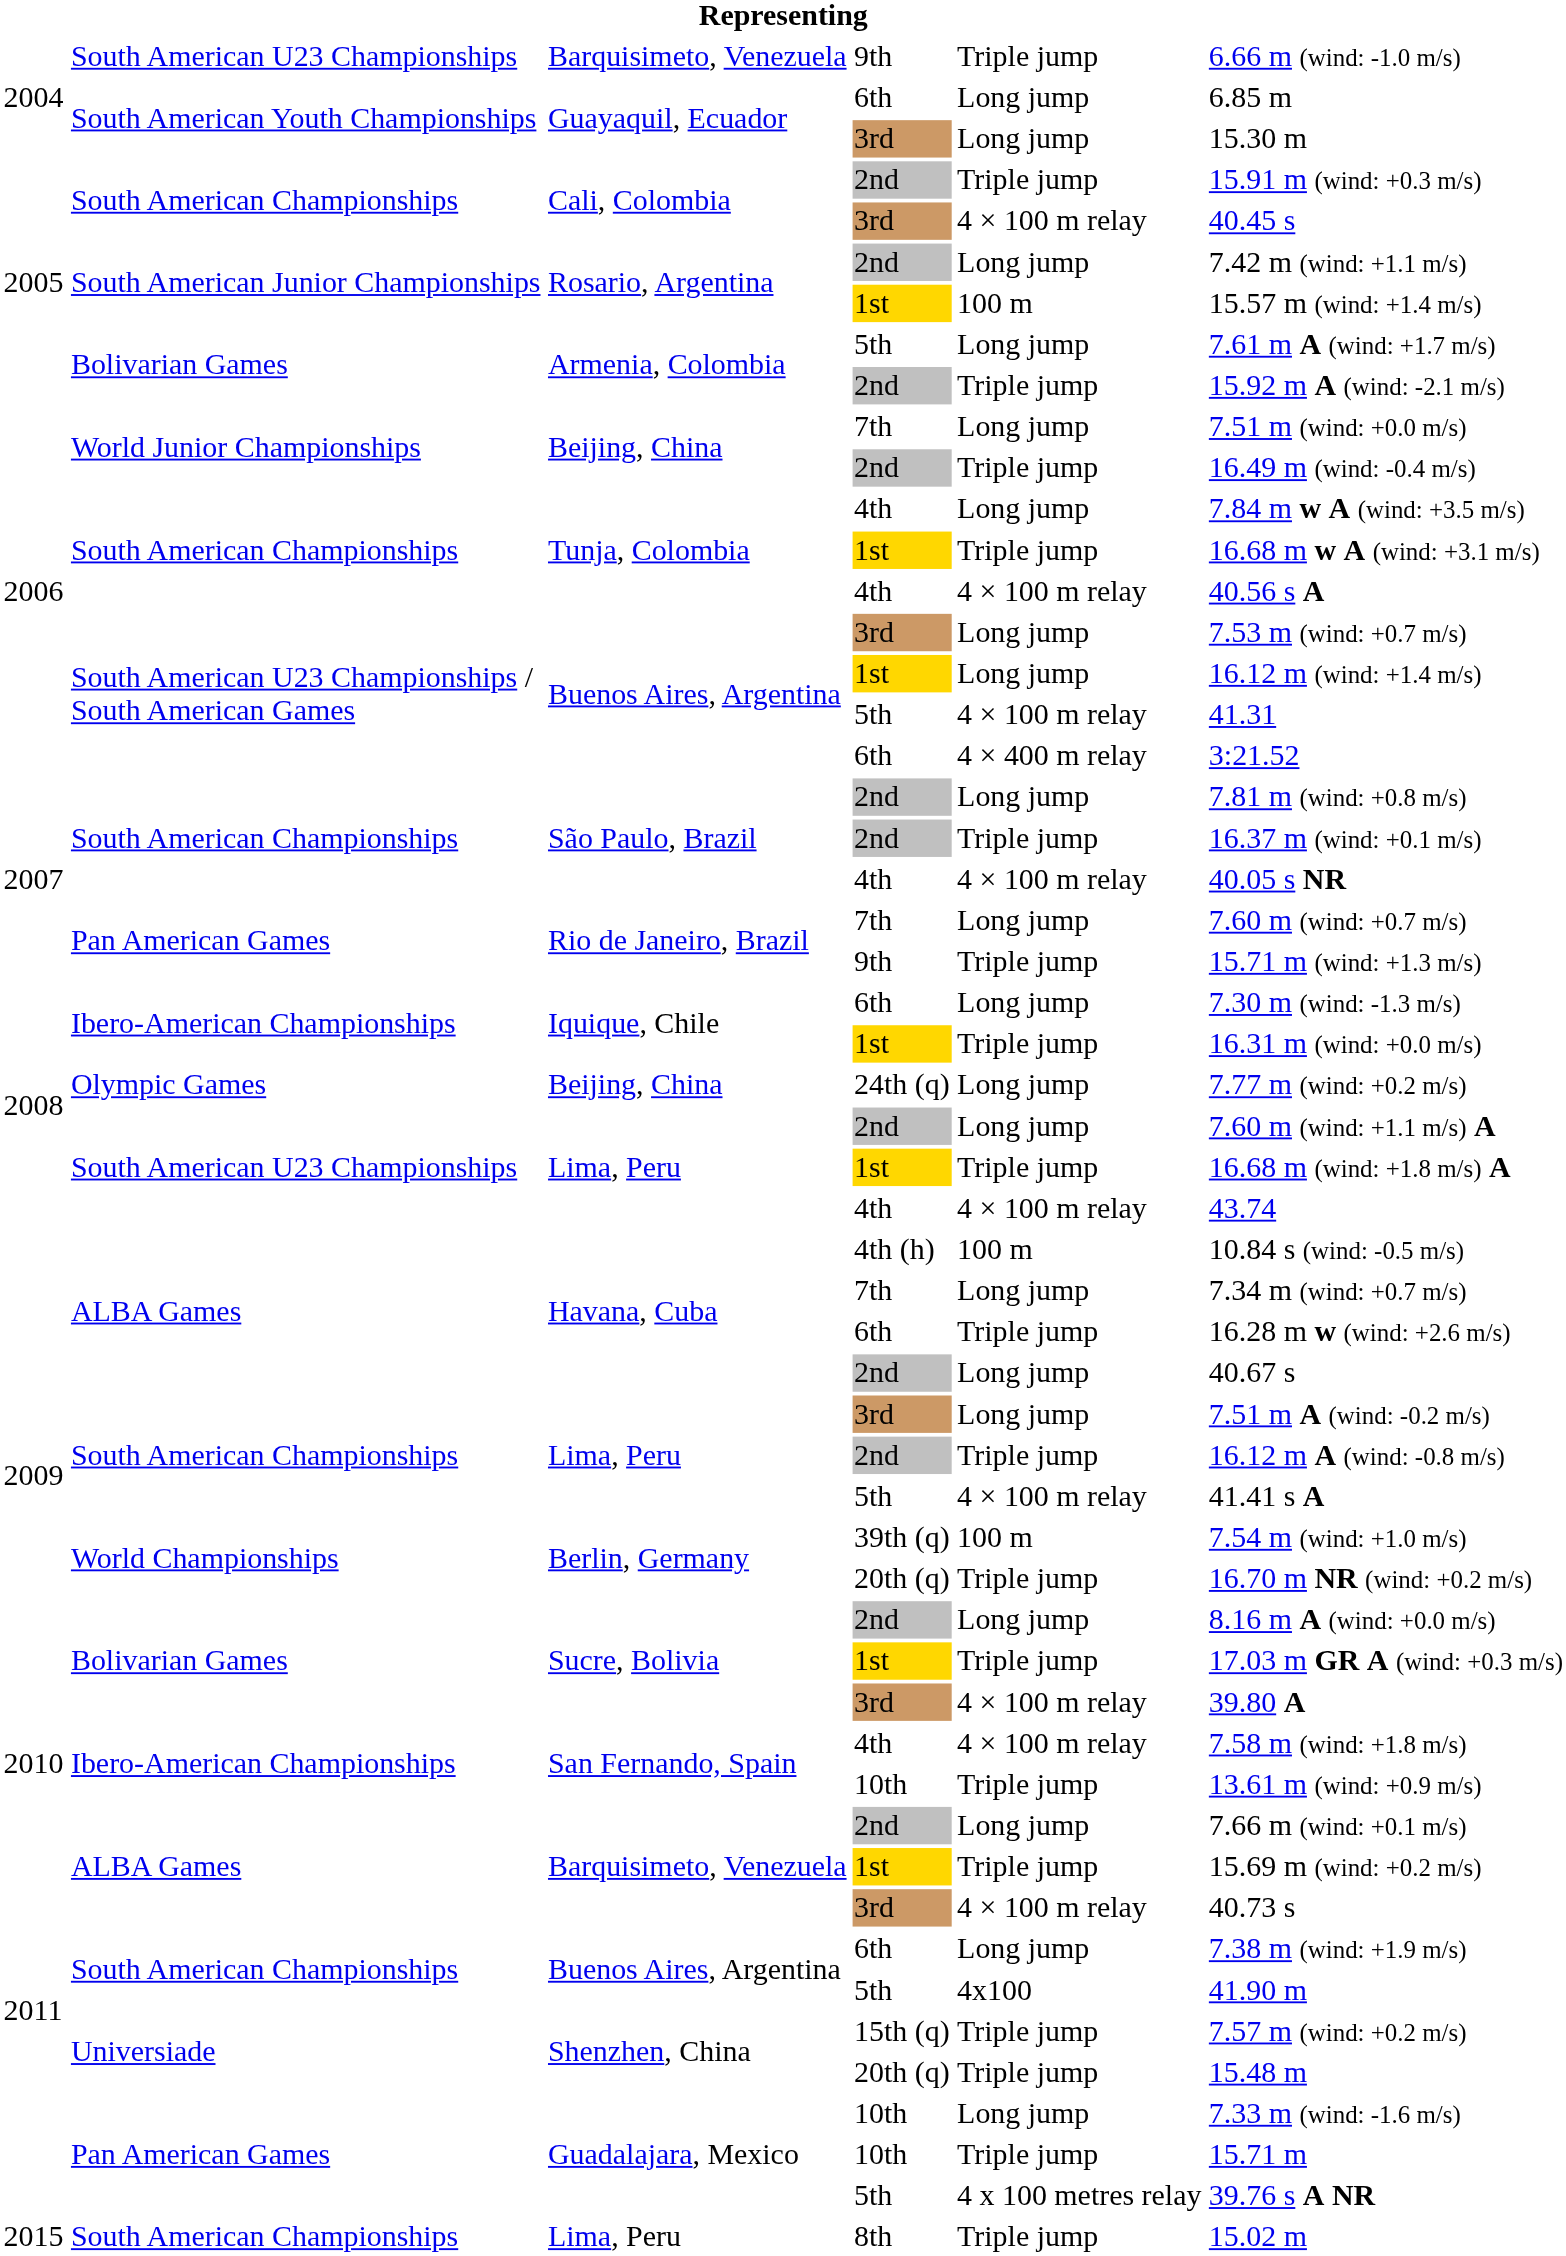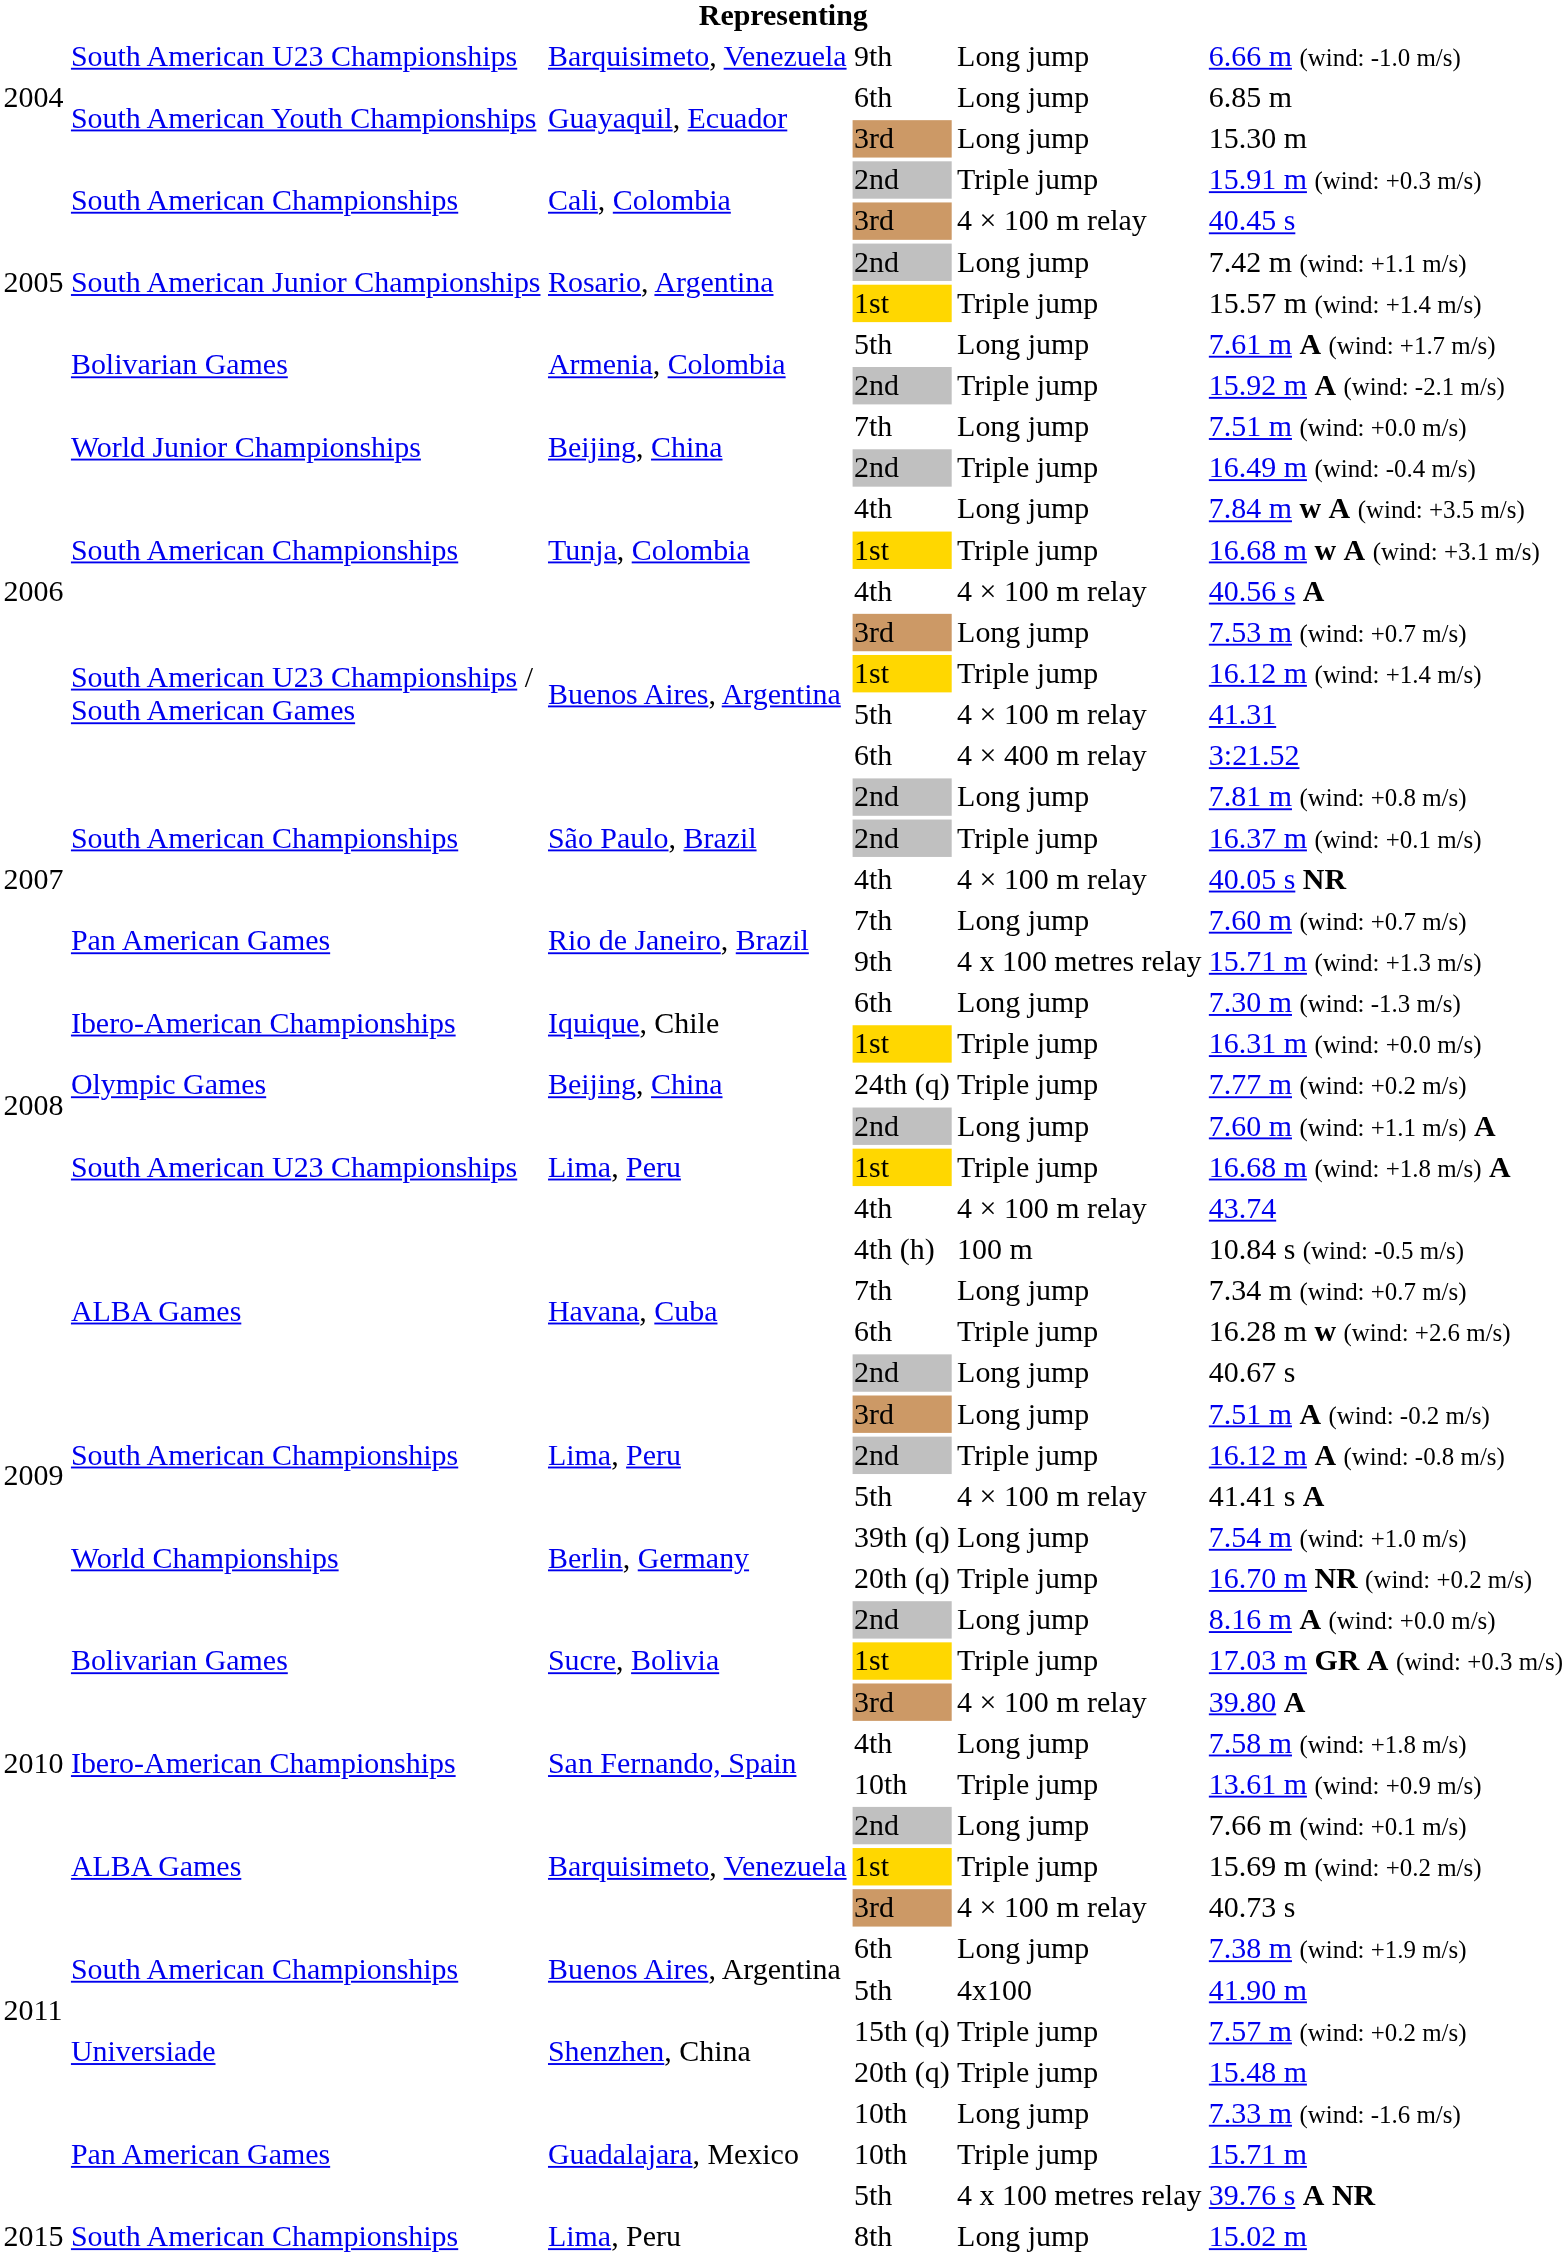(1028, 56) Triple jump -> (1023, 56) Long jump
(995, 302) 100 m -> (1028, 302) Triple jump
(1023, 673) Long jump -> (1028, 673) Triple jump
(1028, 961) Triple jump -> (1079, 961) 4 x 100 metres relay
(1023, 1084) Long jump -> (1028, 1084) Triple jump
(995, 1537) 100 m -> (1023, 1537) Long jump
(1052, 1742) 4 × 100 m relay -> (1023, 1742) Long jump
(1028, 2236) Triple jump -> (1023, 2236) Long jump
